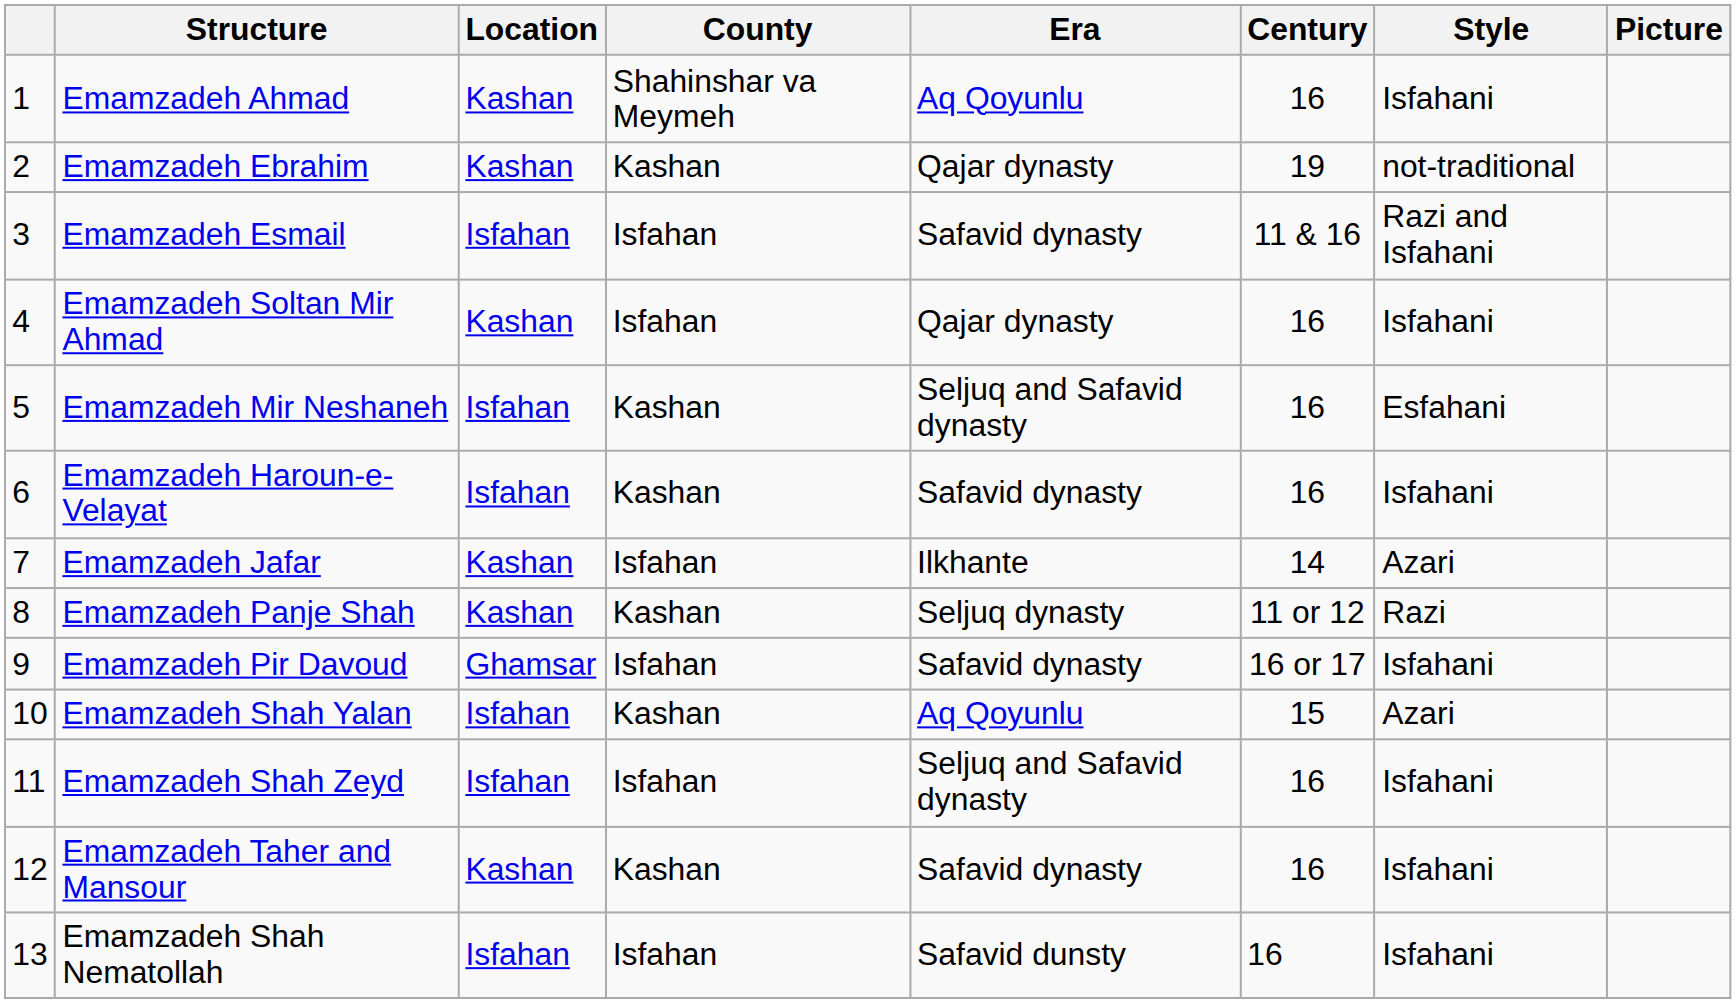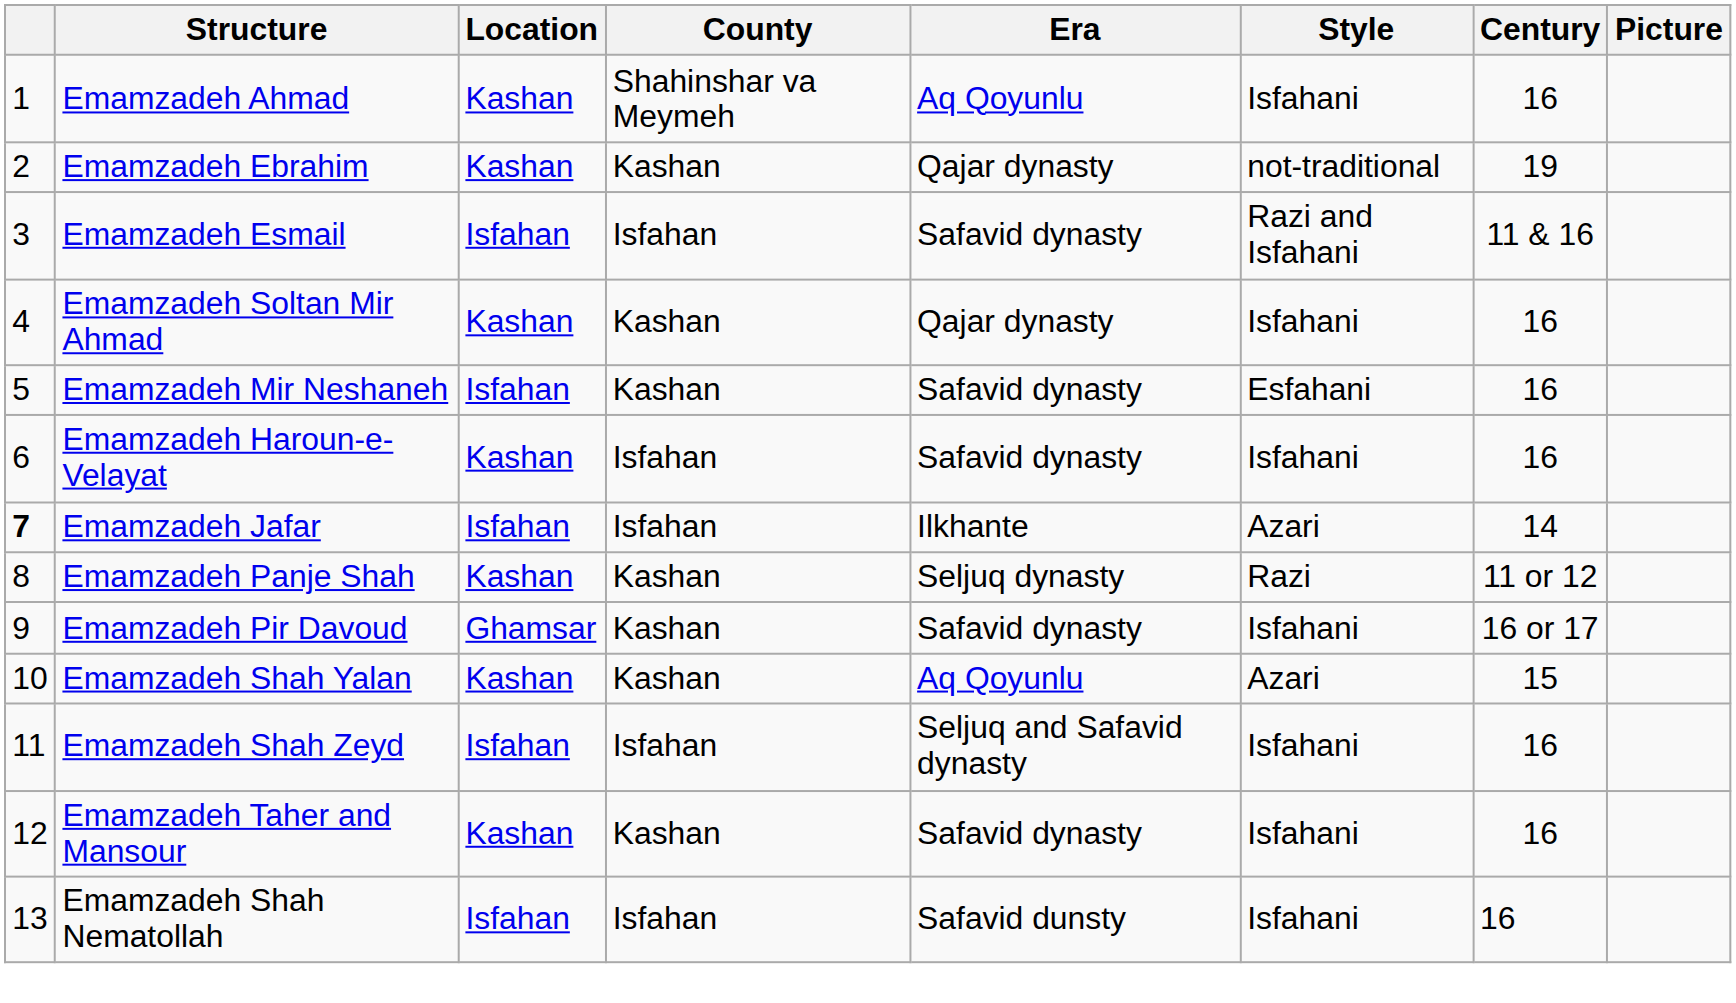columns swapped: (1307, 29) <-> (1491, 29)
(665, 321) Isfahan -> (667, 321) Kashan
(1050, 407) Seljuq and Safavid dynasty -> (1029, 389) Safavid dynasty
(518, 493) Isfahan -> (519, 458) Kashan
(667, 493) Kashan -> (665, 458) Isfahan
(21, 562) normal -> (21, 526) bold
(519, 562) Kashan -> (518, 526) Isfahan
(665, 663) Isfahan -> (667, 627) Kashan
(518, 713) Isfahan -> (519, 677) Kashan
